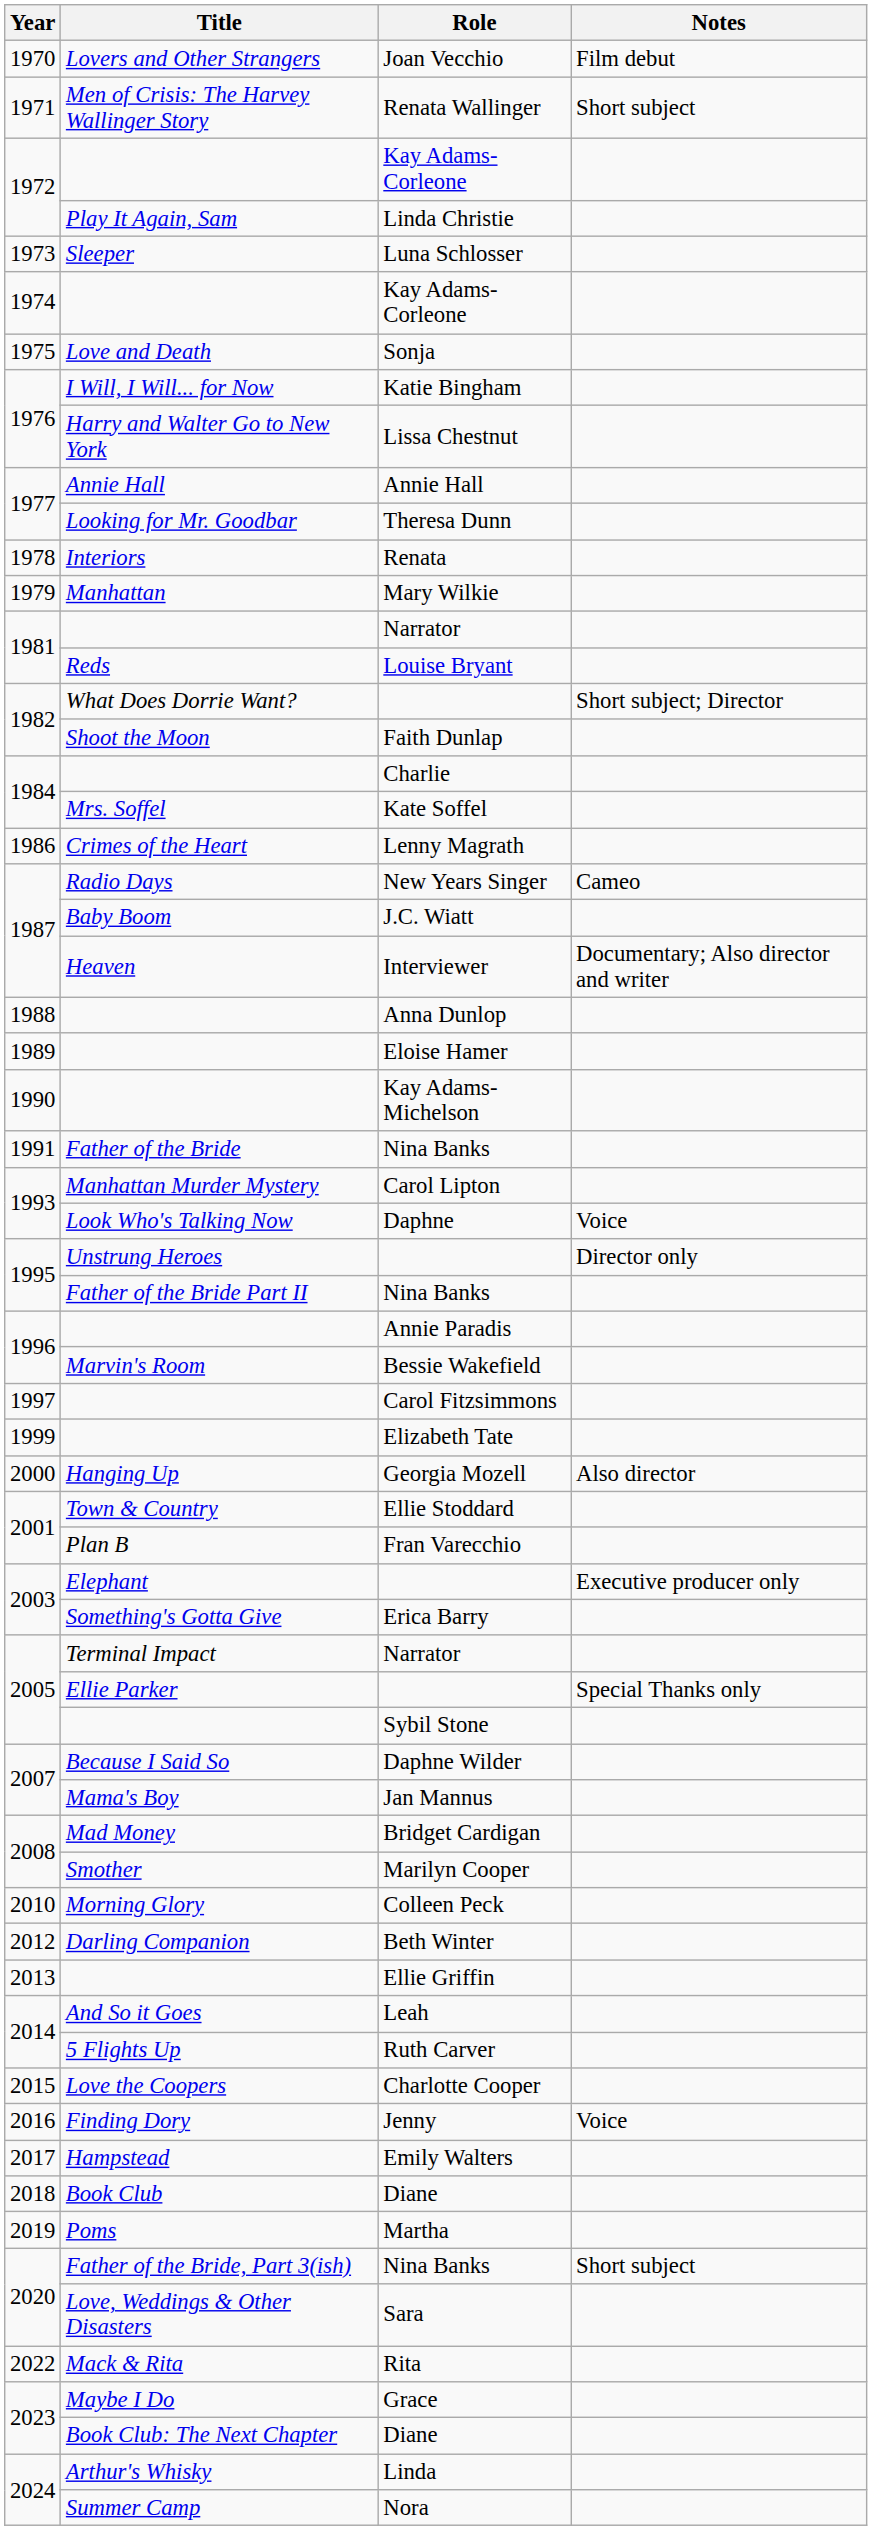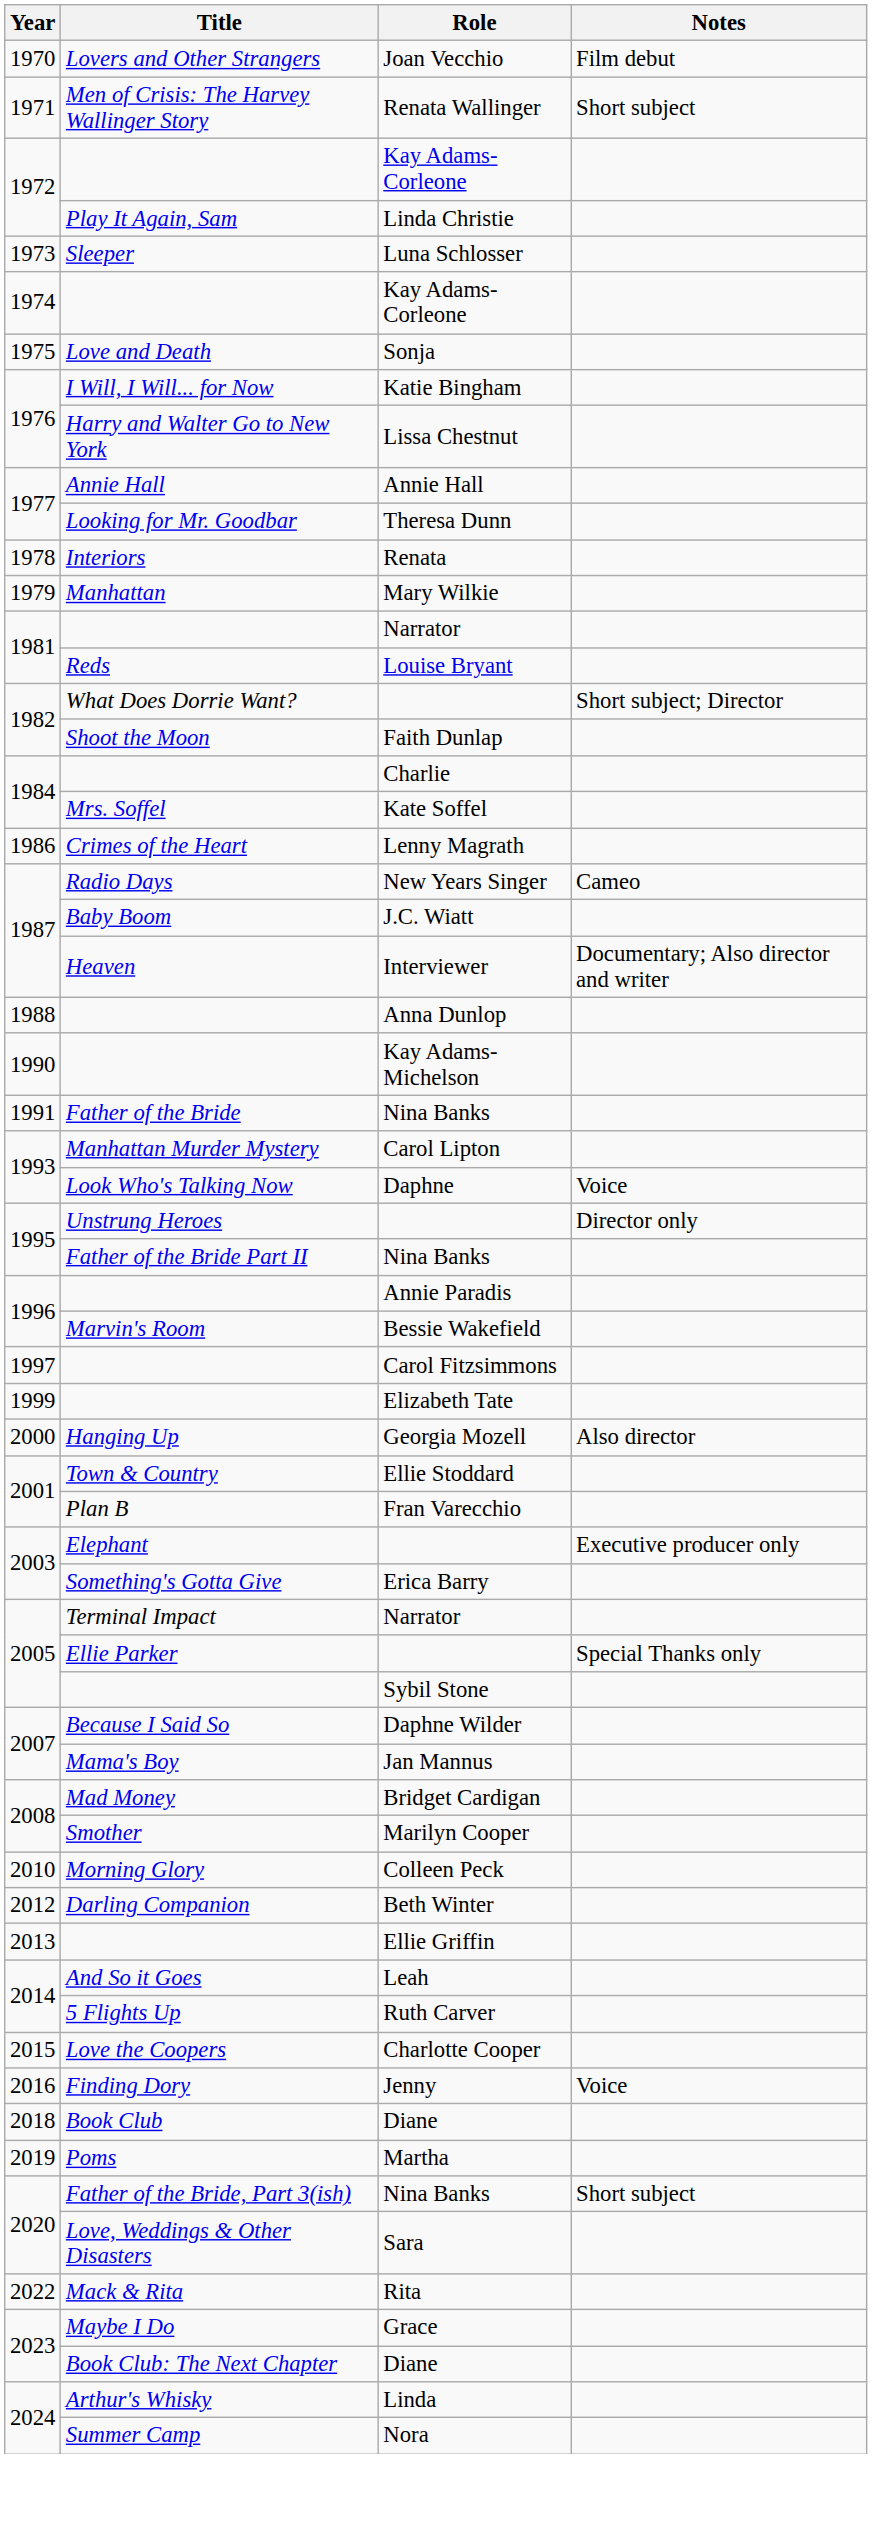- row: (33, 1051)
- row: (33, 2157)
